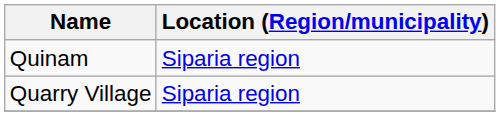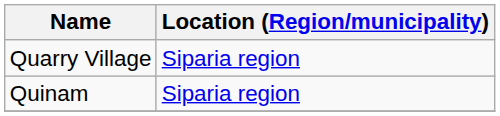rows swapped: (81, 93) <-> (49, 57)
